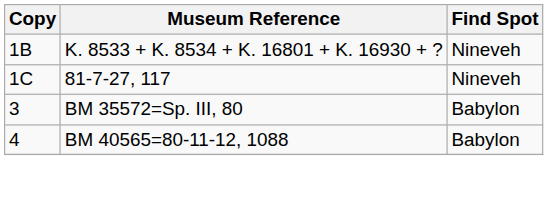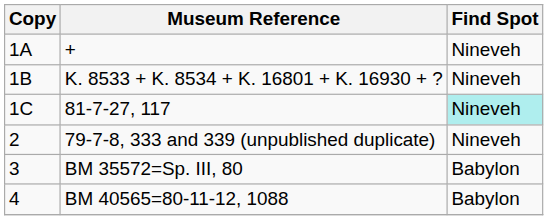+ row: (70, 49)
(486, 79) no background -> (486, 109) paleturquoise background
+ row: (250, 139)
